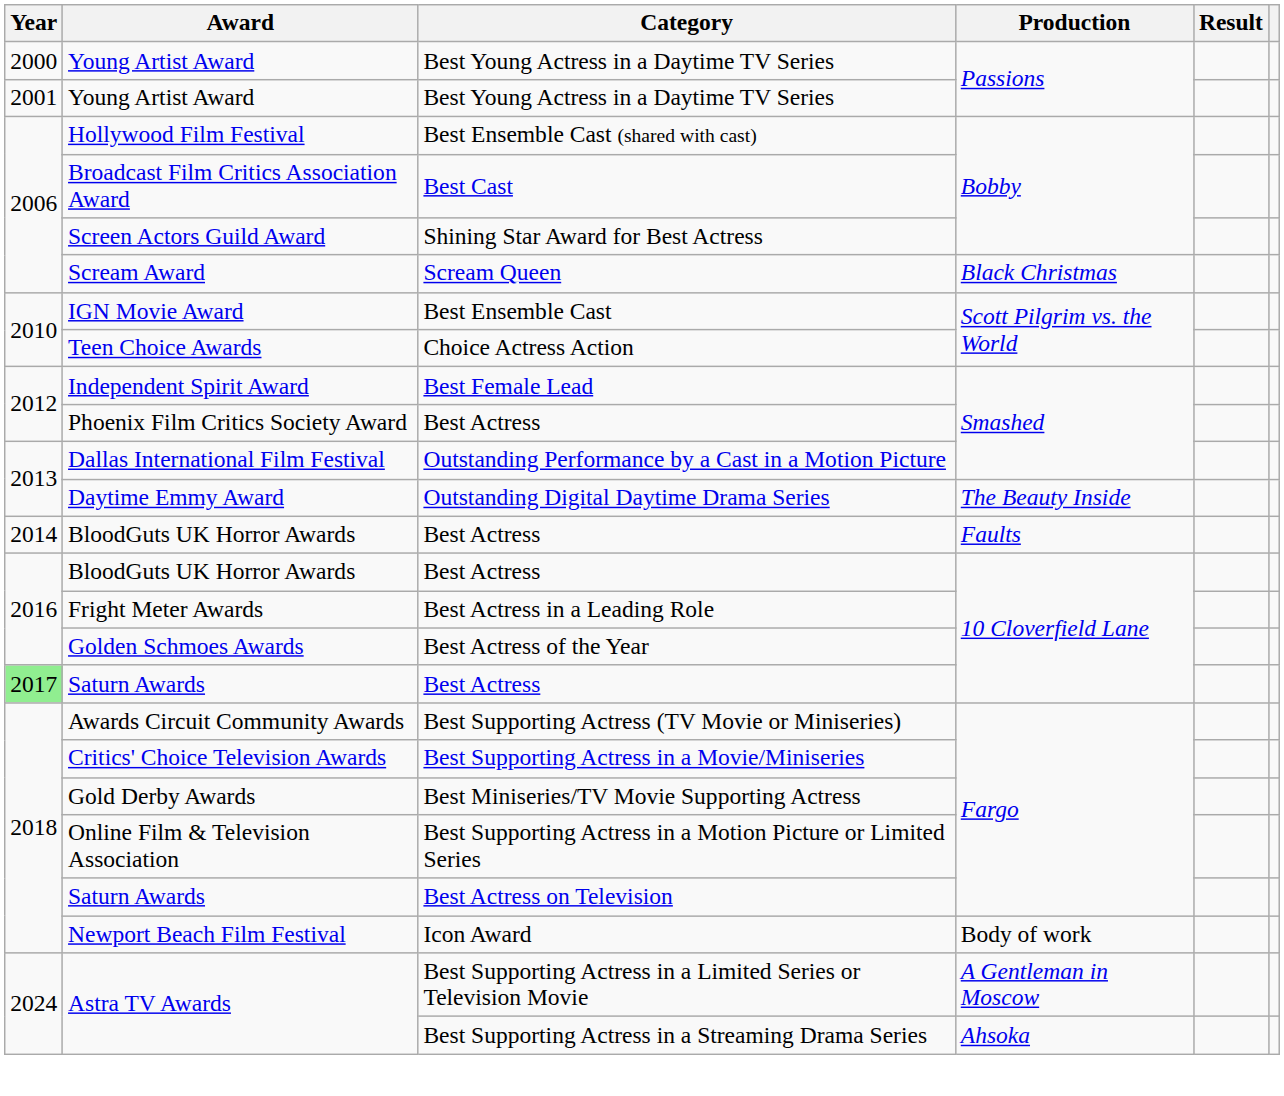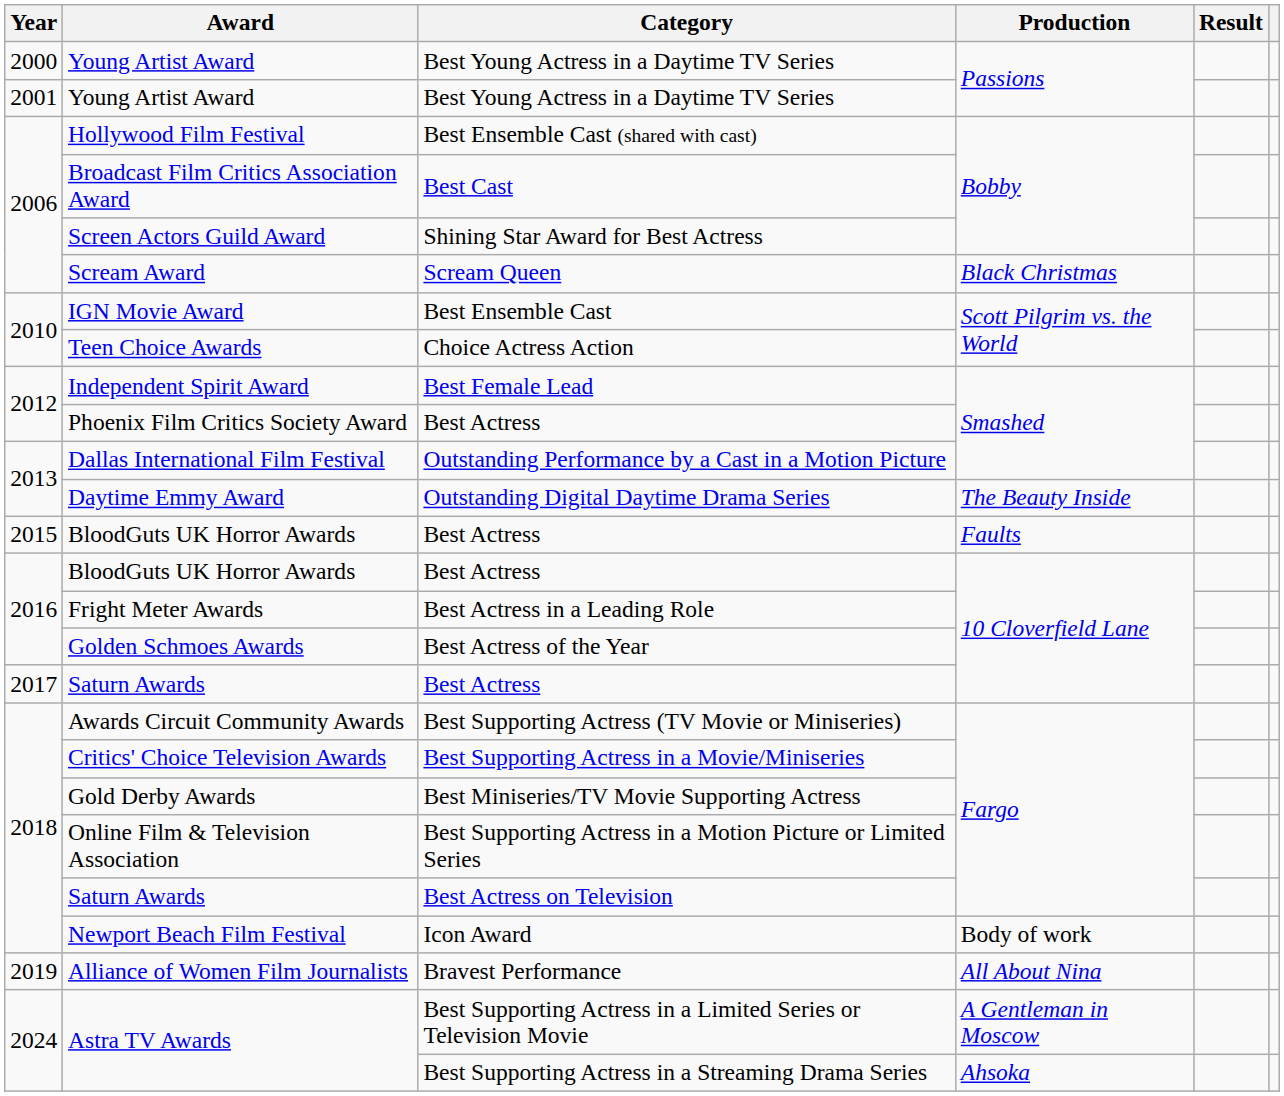(34, 534) 2014 -> (34, 534) 2015
(34, 683) lightgreen background -> (34, 683) no background
+ row: (238, 971)
